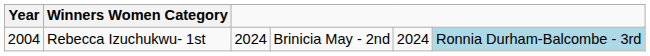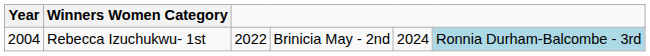(251, 39) 2024 -> (251, 39) 2022
